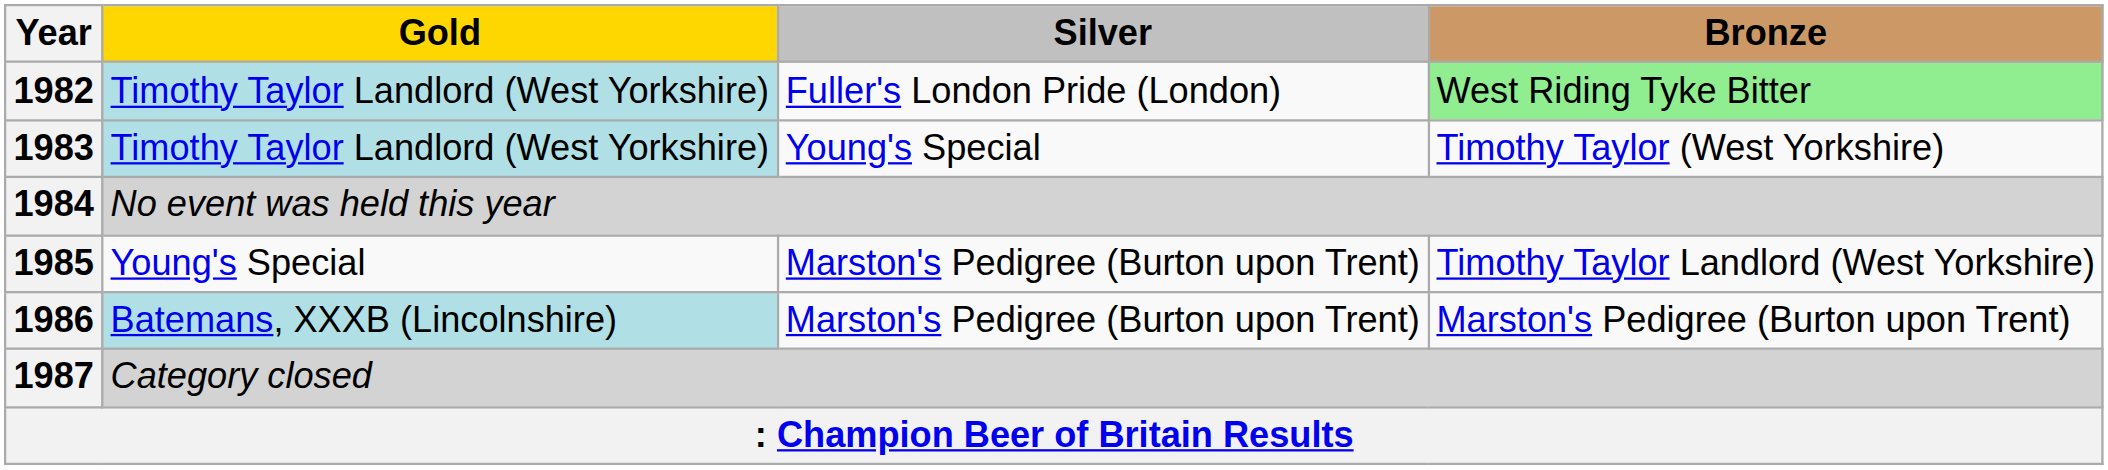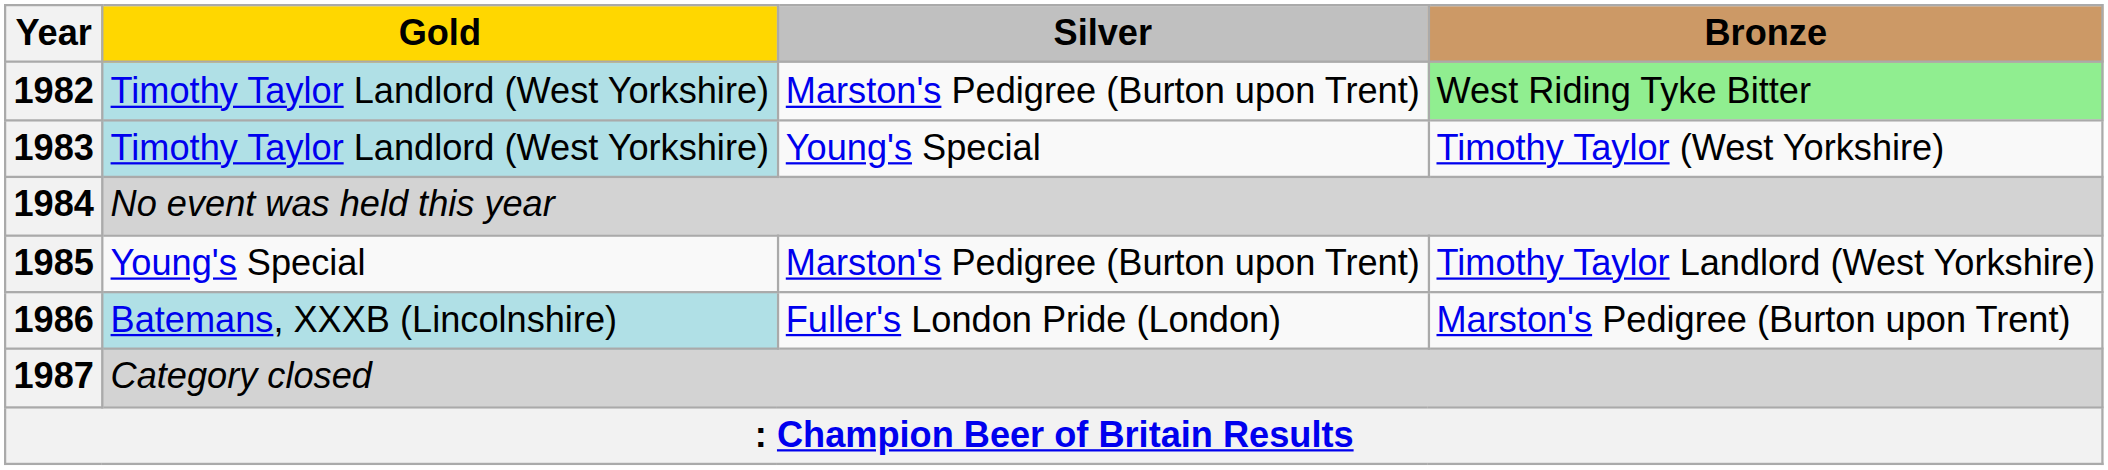(1033, 90) Fuller's London Pride (London) -> (1103, 90) Marston's Pedigree (Burton upon Trent)
(1103, 319) Marston's Pedigree (Burton upon Trent) -> (1033, 319) Fuller's London Pride (London)
